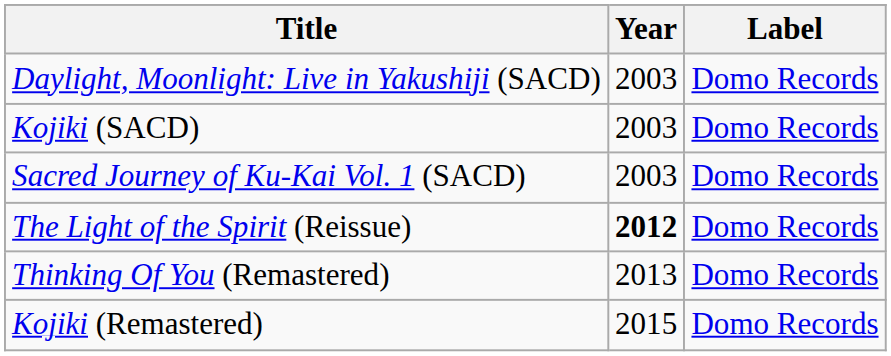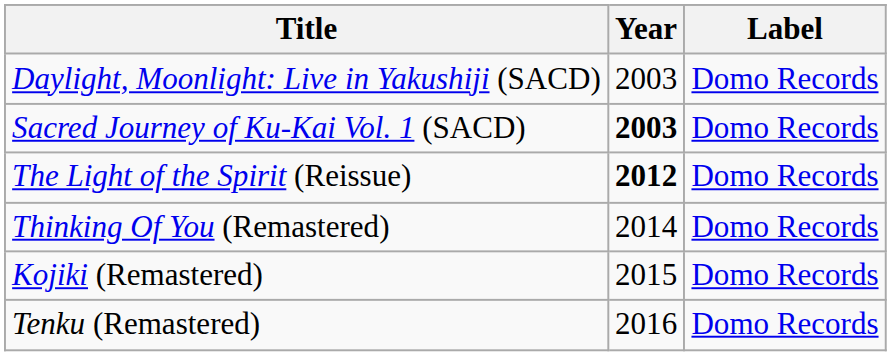- row: (106, 127)
(646, 176) normal -> (646, 127) bold
(646, 275) 2013 -> (646, 226) 2014
+ row: (136, 324)
